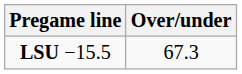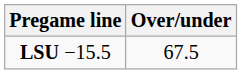(181, 52) 67.3 -> (181, 52) 67.5
